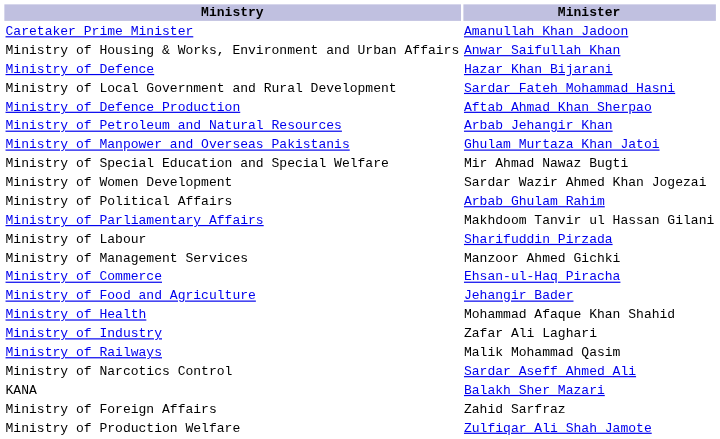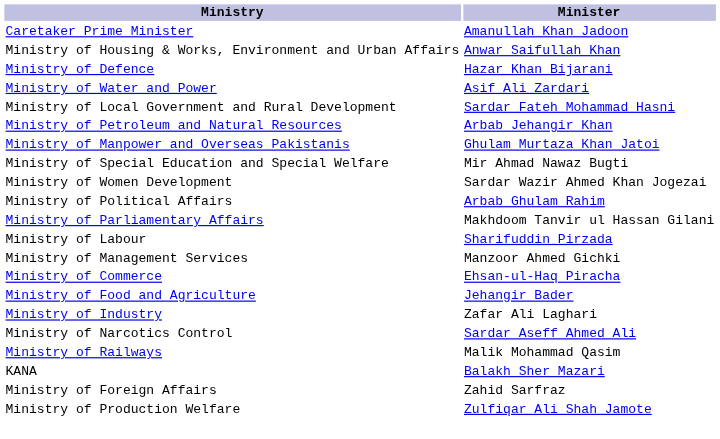+ row: (111, 88)
- row: (123, 107)
- row: (76, 315)
rows swapped: (84, 352) <-> (119, 371)
